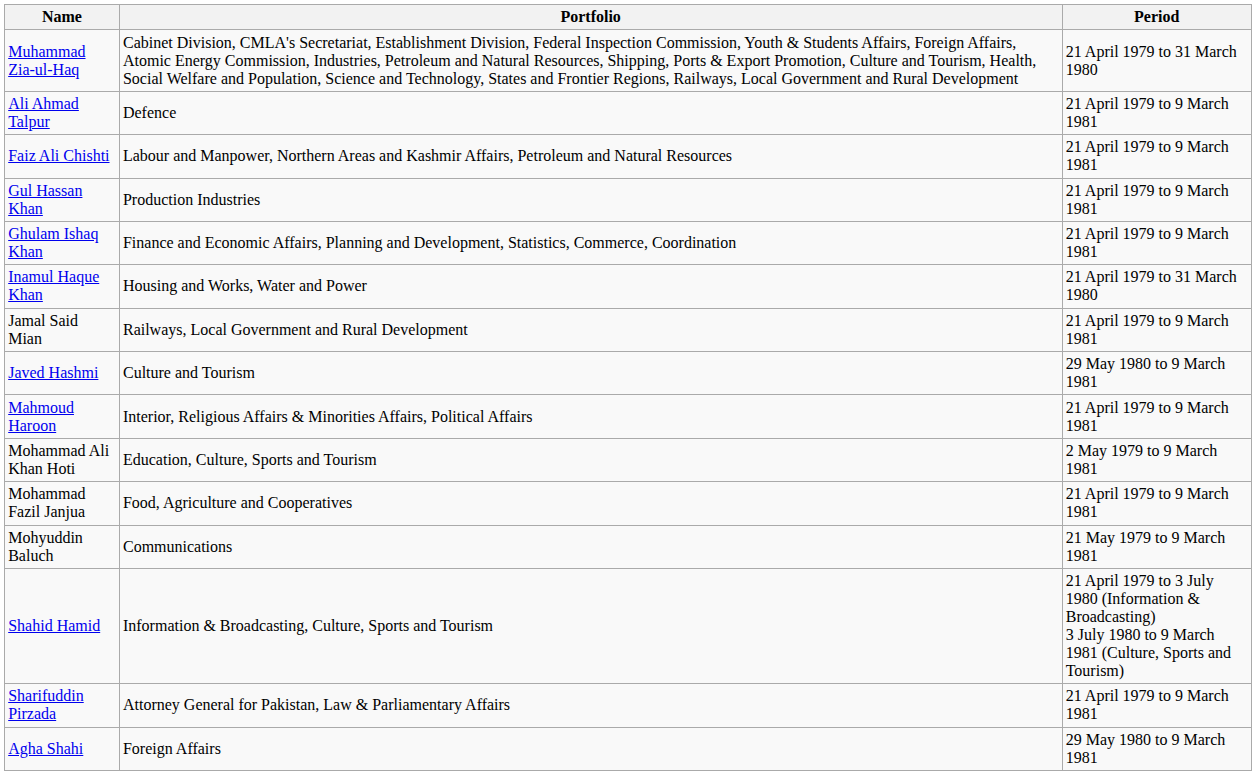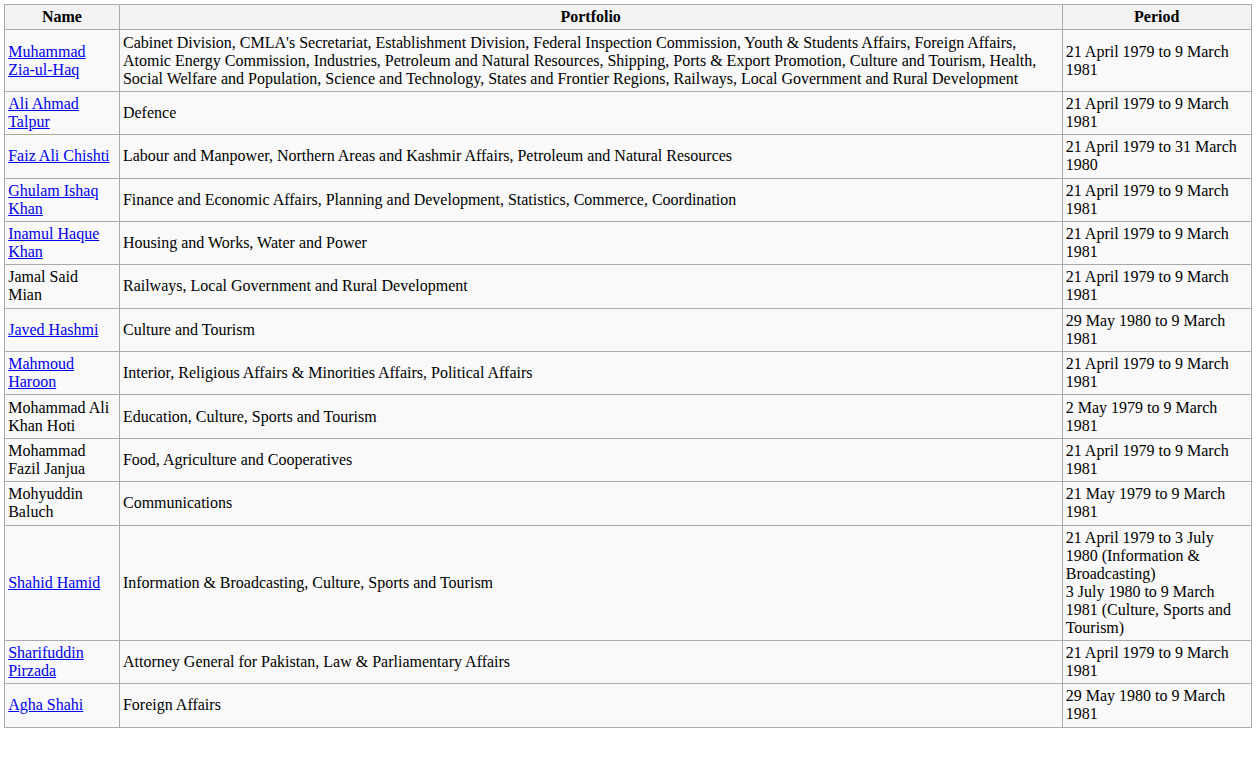(1151, 60) 21 April 1979 to 31 March 1980 -> (1147, 60) 21 April 1979 to 9 March 1981
(1147, 156) 21 April 1979 to 9 March 1981 -> (1151, 156) 21 April 1979 to 31 March 1980
- row: (45, 199)
(1151, 286) 21 April 1979 to 31 March 1980 -> (1147, 243) 21 April 1979 to 9 March 1981
